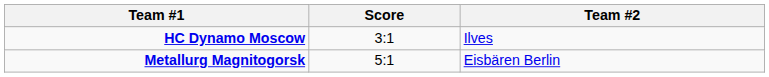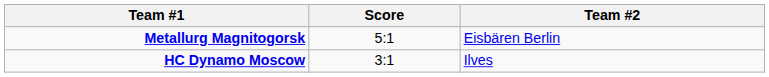rows swapped: (235, 38) <-> (225, 60)
